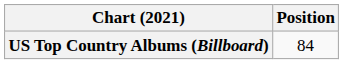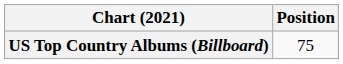(306, 44) 84 -> (306, 44) 75
